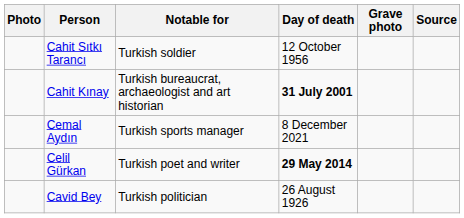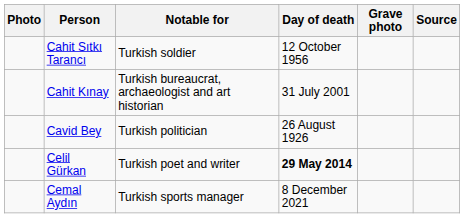(317, 92) bold -> (316, 92) normal
rows swapped: (74, 196) <-> (64, 131)
